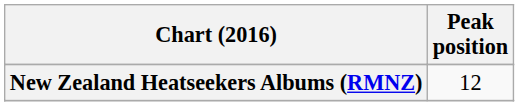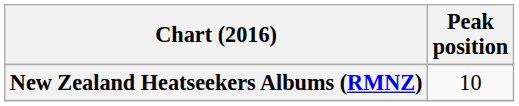(470, 82) 12 -> (470, 82) 10
